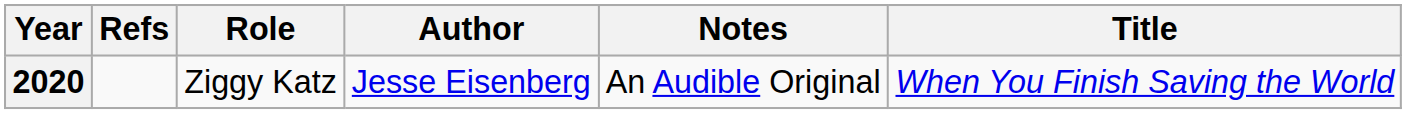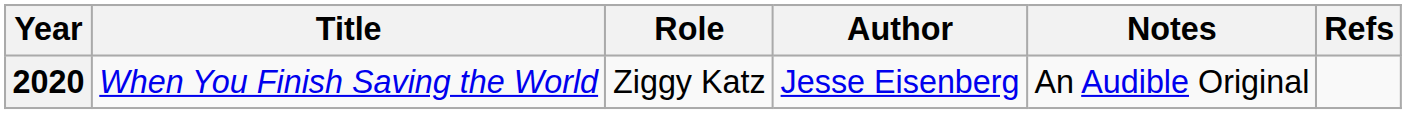columns swapped: (1145, 30) <-> (134, 30)
